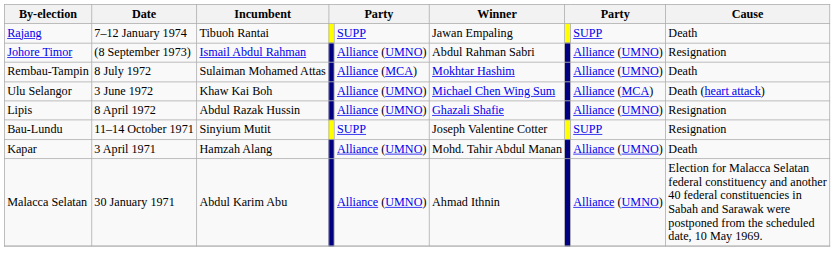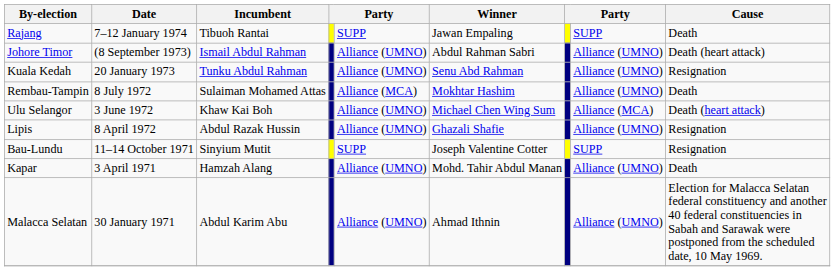(697, 52) Resignation -> (717, 52) Death (heart attack)
+ row: (39, 71)
